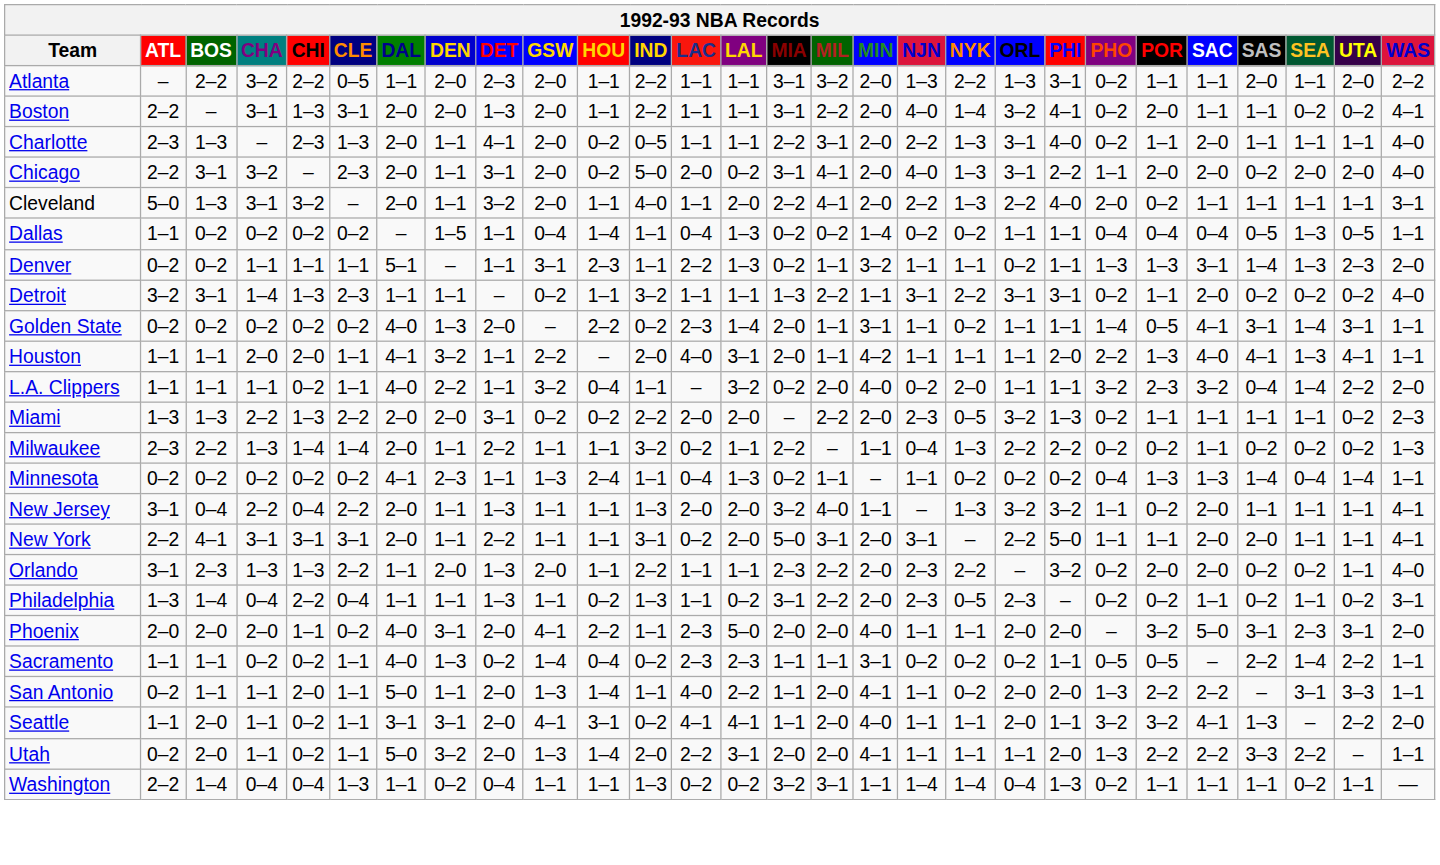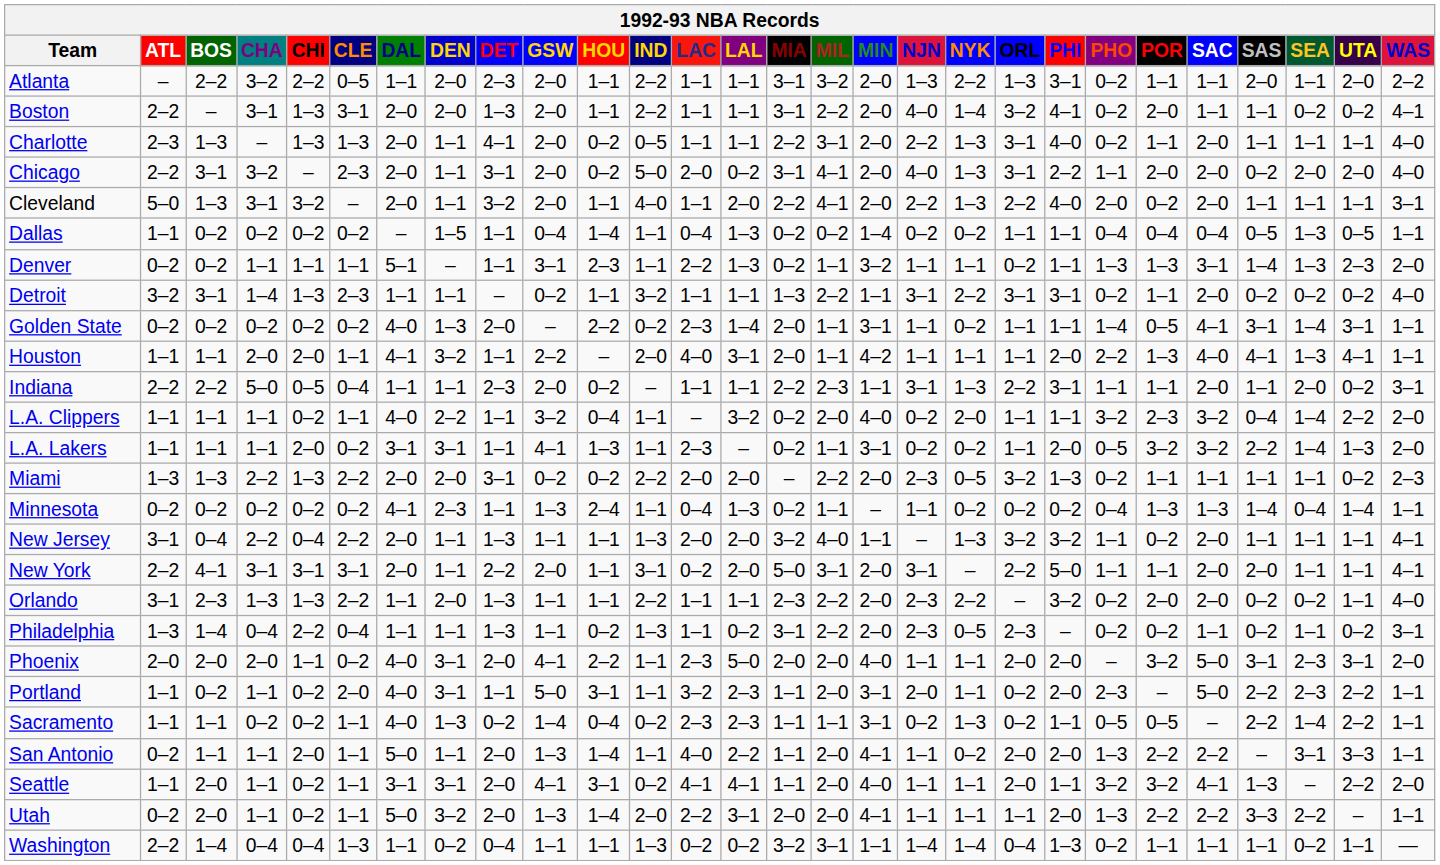(308, 142) 2–3 -> (308, 142) 1–3
(1212, 203) 1–1 -> (1212, 203) 2–0
+ row: (41, 387)
+ row: (58, 448)
- row: (55, 448)
(550, 540) 1–1 -> (550, 570) 2–0
(550, 570) 2–0 -> (550, 601) 1–1
+ row: (45, 692)
(970, 662) 0–2 -> (970, 723) 1–3
